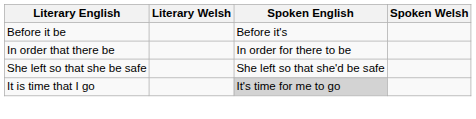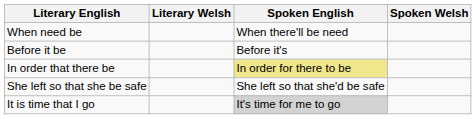+ row: (44, 31)
(294, 50) no background -> (294, 68) khaki background
